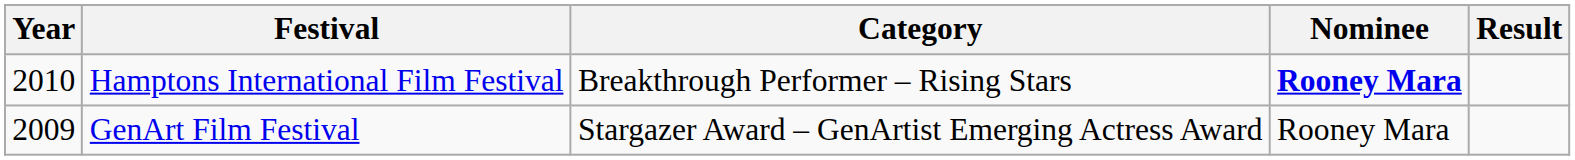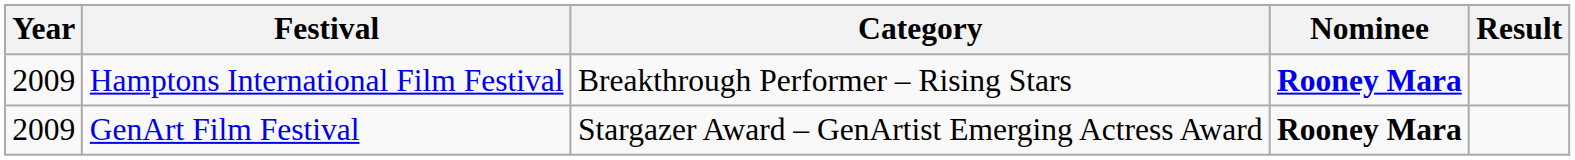(44, 79) 2010 -> (44, 79) 2009
(1363, 129) normal -> (1369, 129) bold
